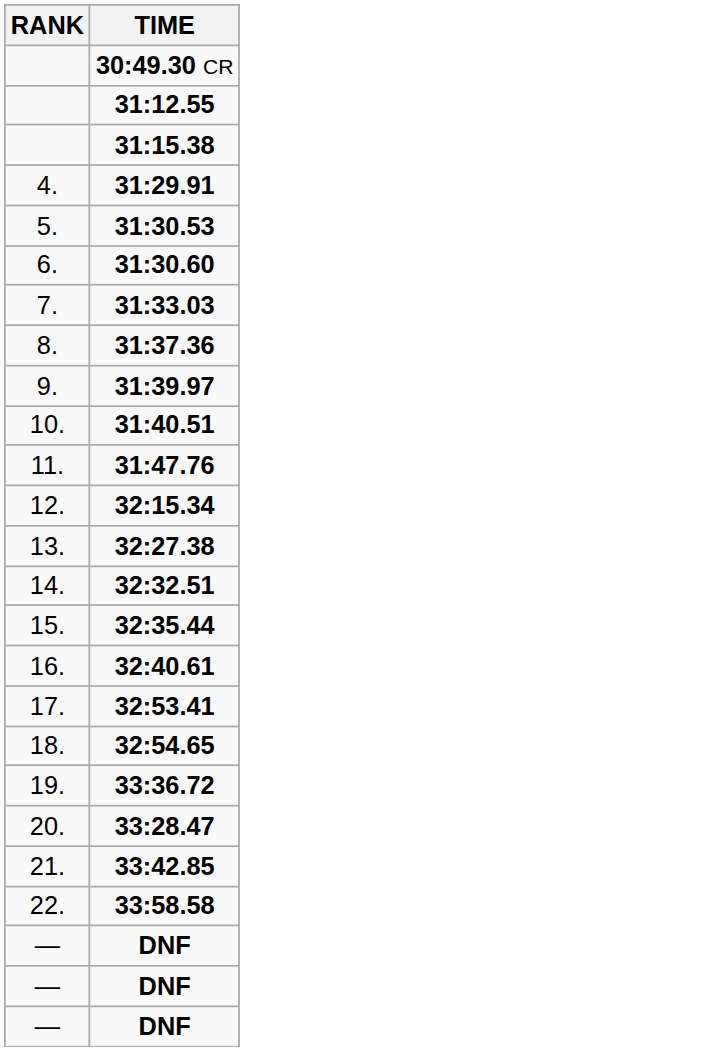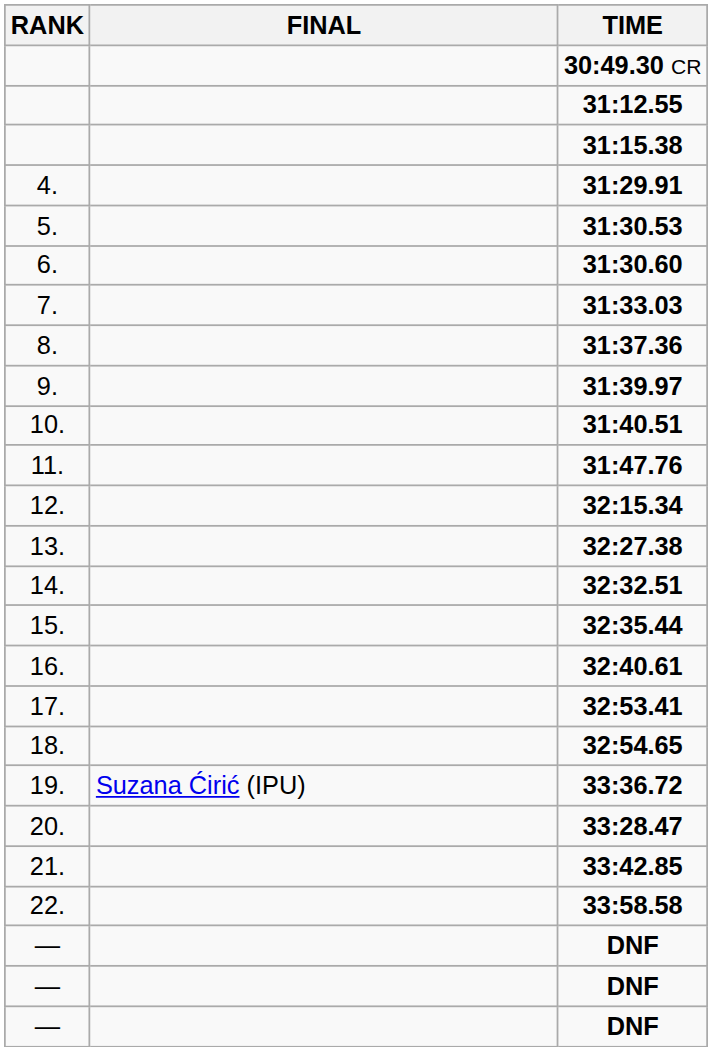+ column: (324, 25)
